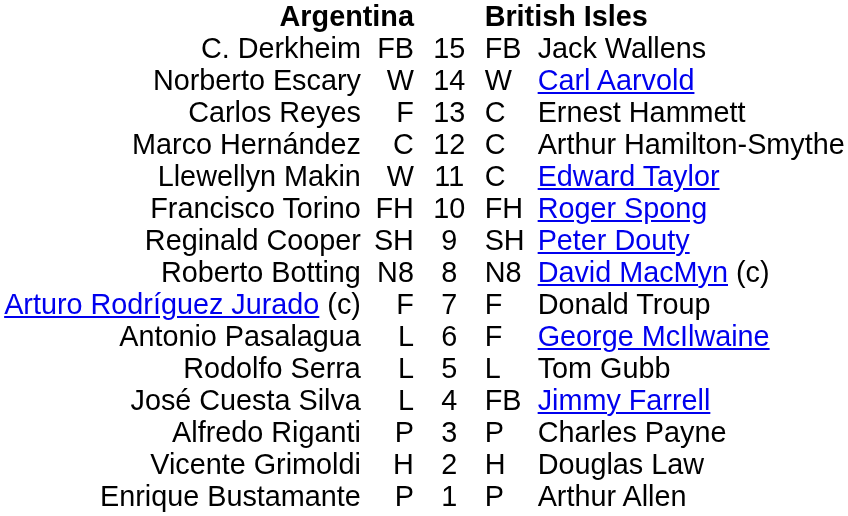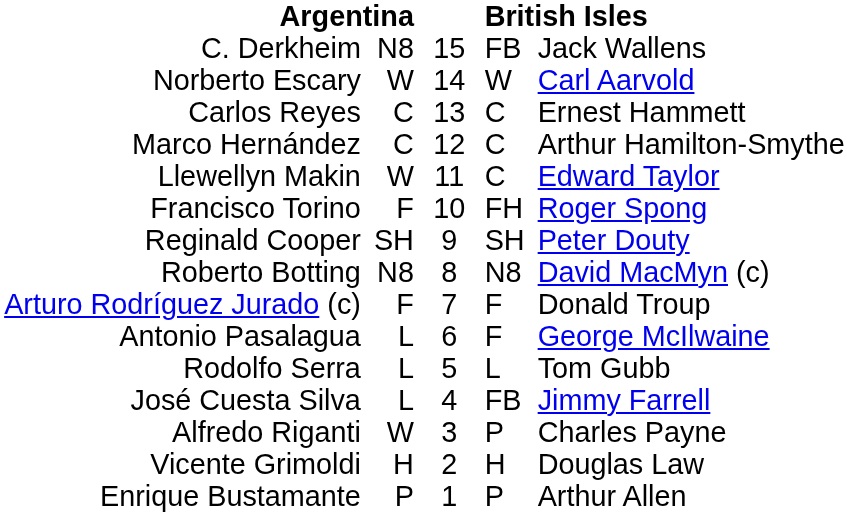(396, 48) FB -> (396, 48) N8
(405, 112) F -> (404, 112) C
(395, 208) FH -> (405, 208) F
(404, 432) P -> (400, 432) W
